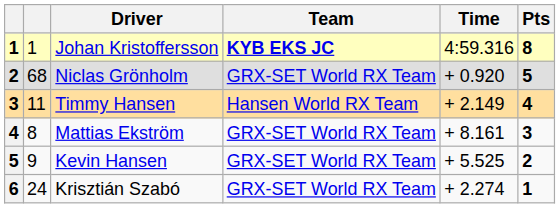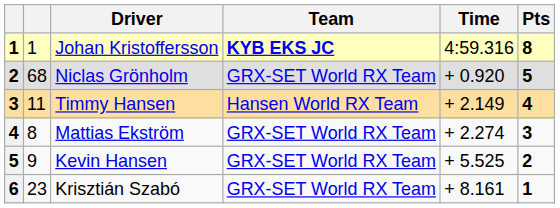(474, 133) + 8.161 -> (474, 133) + 2.274
(37, 189) 24 -> (37, 189) 23
(474, 189) + 2.274 -> (474, 189) + 8.161
